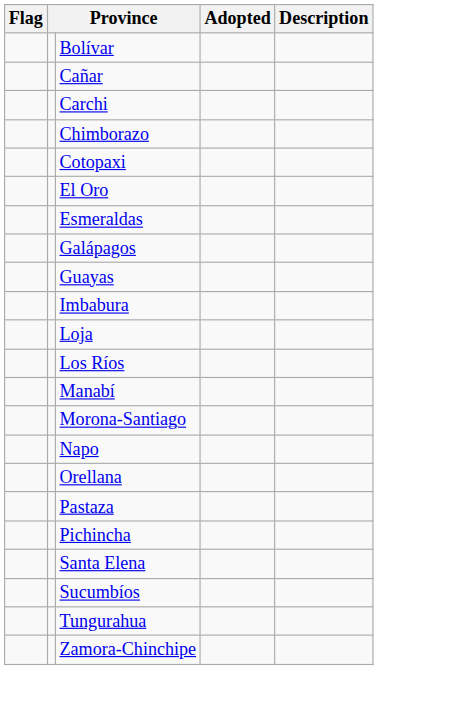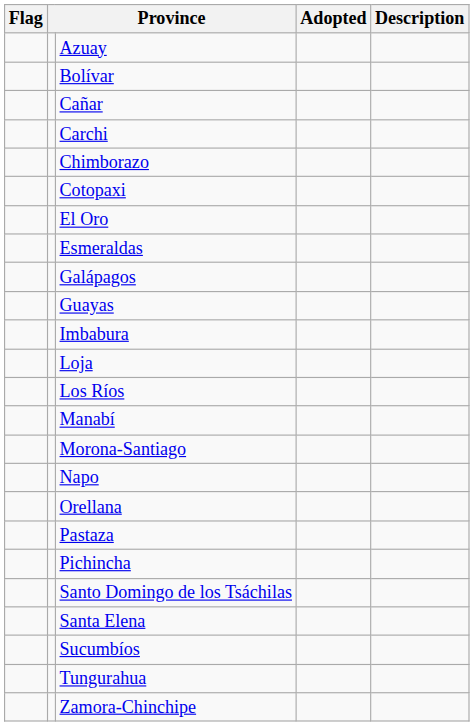+ row: (83, 47)
+ row: (176, 592)
